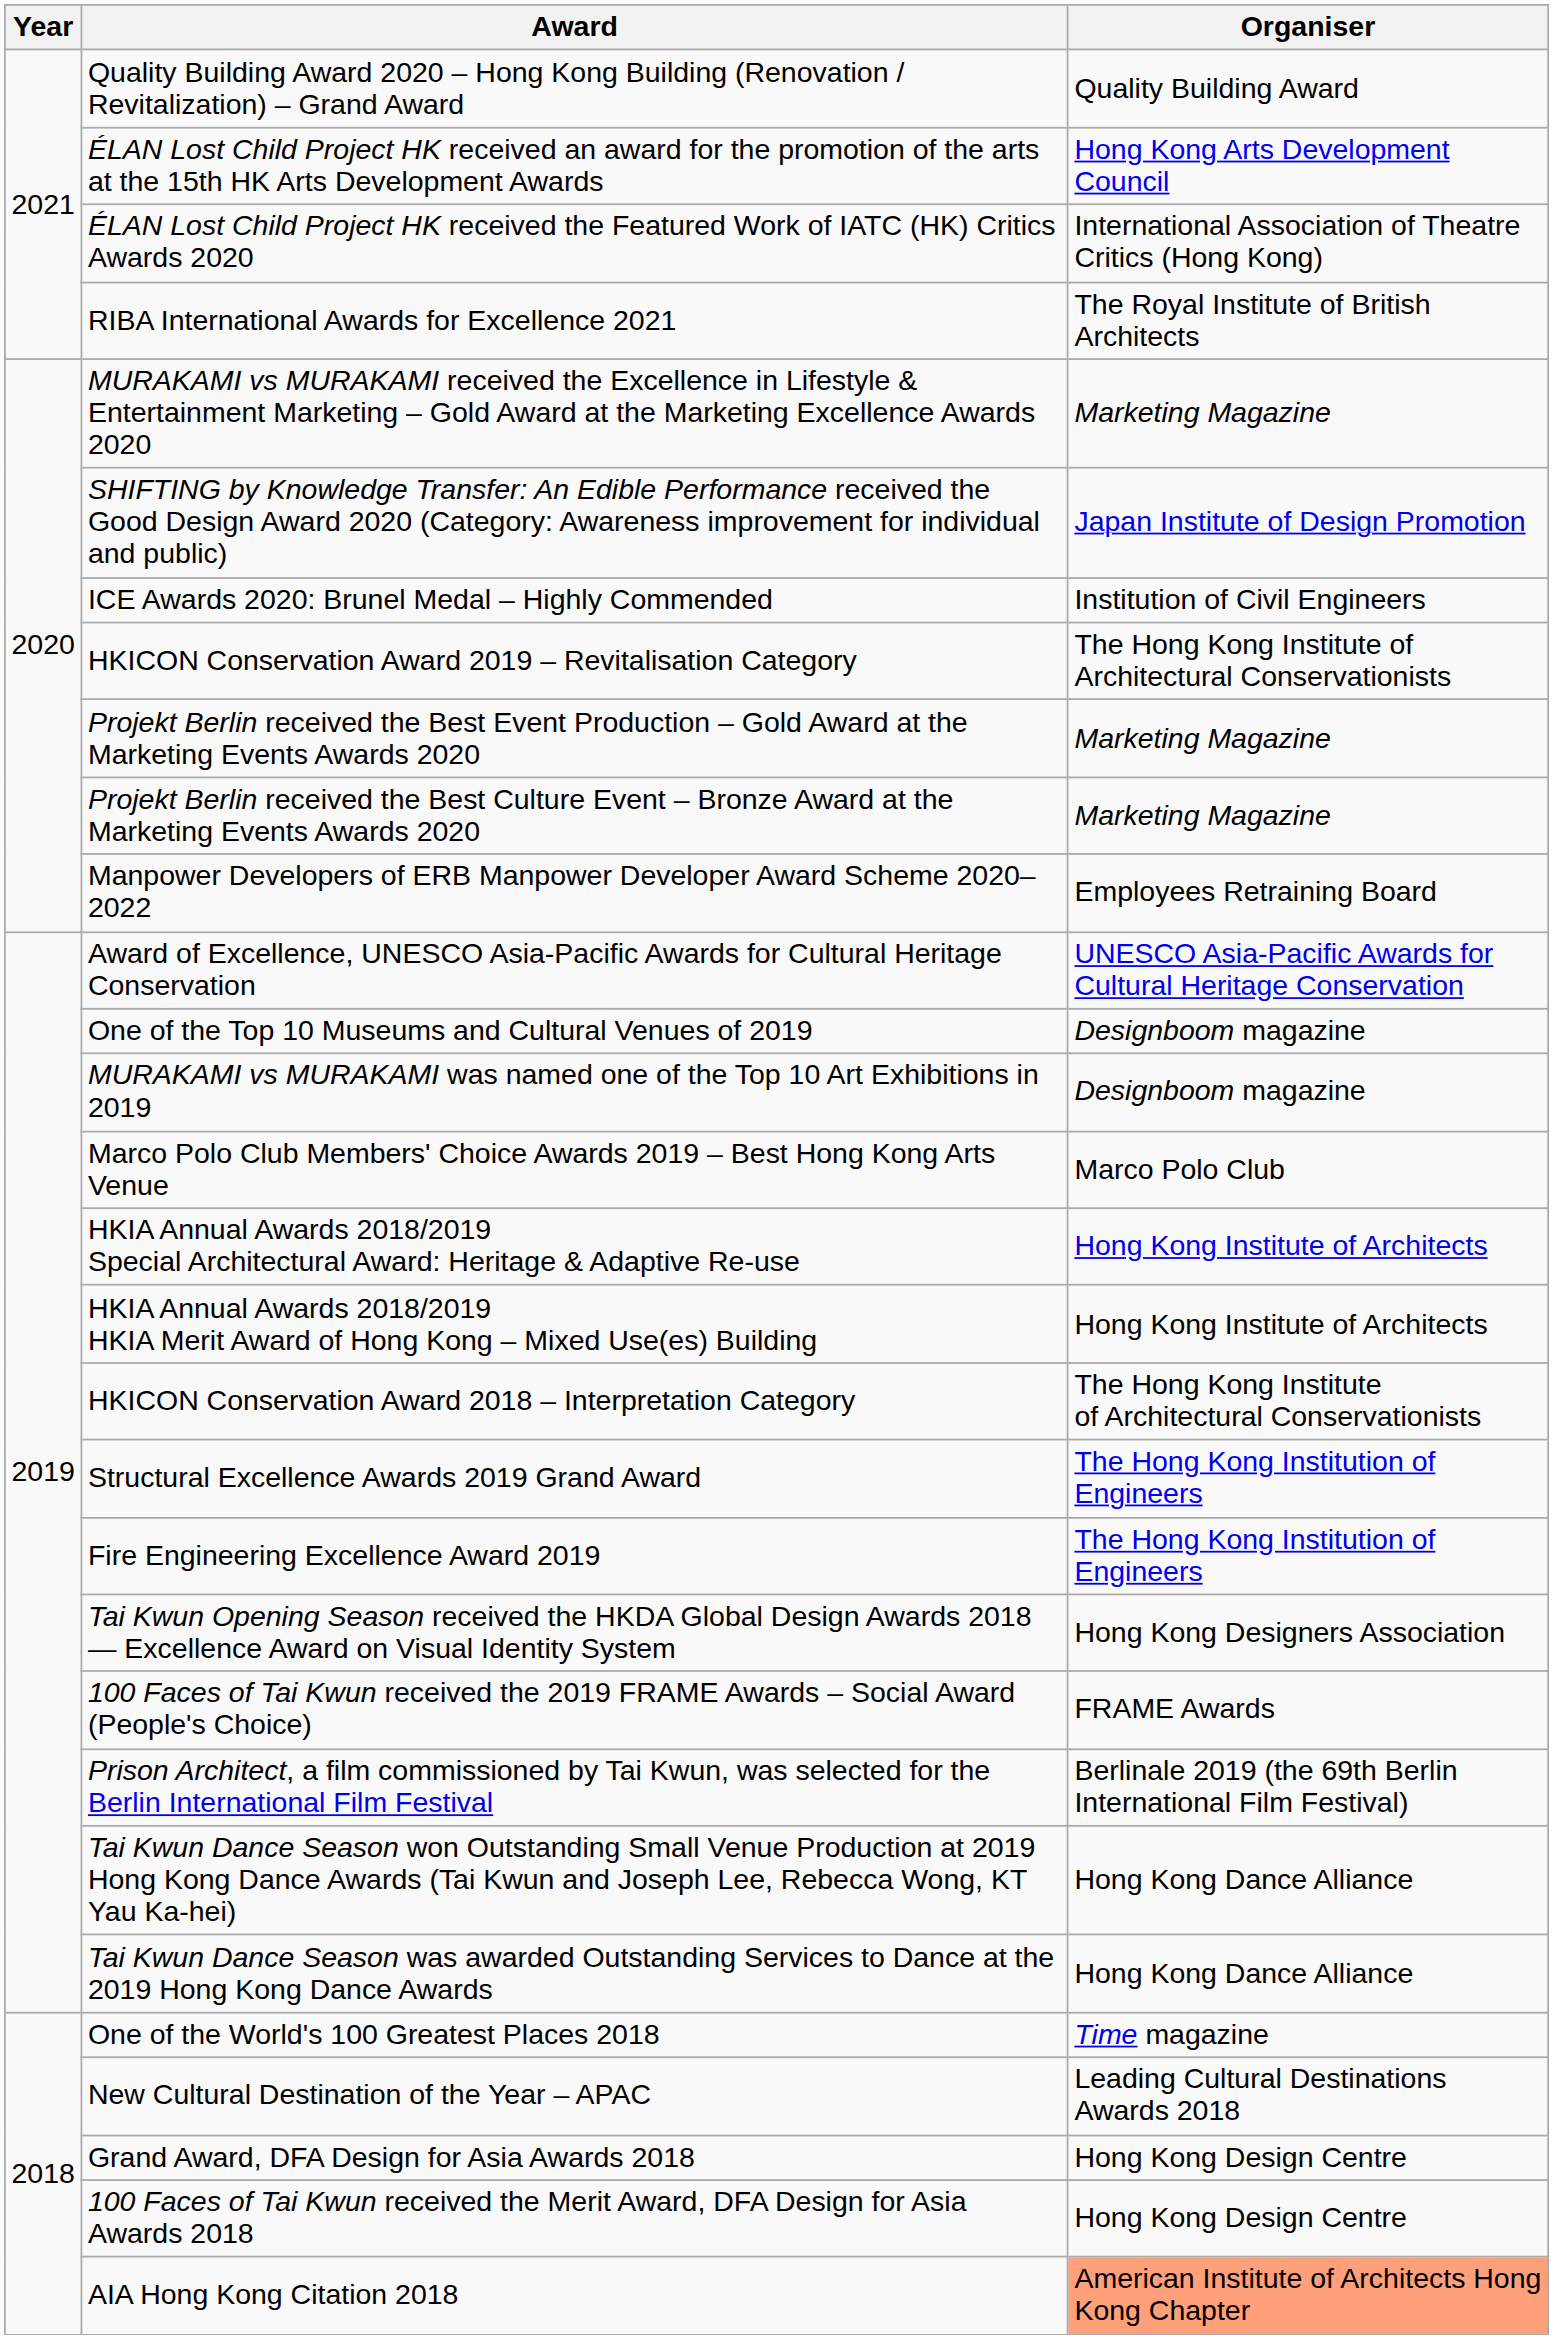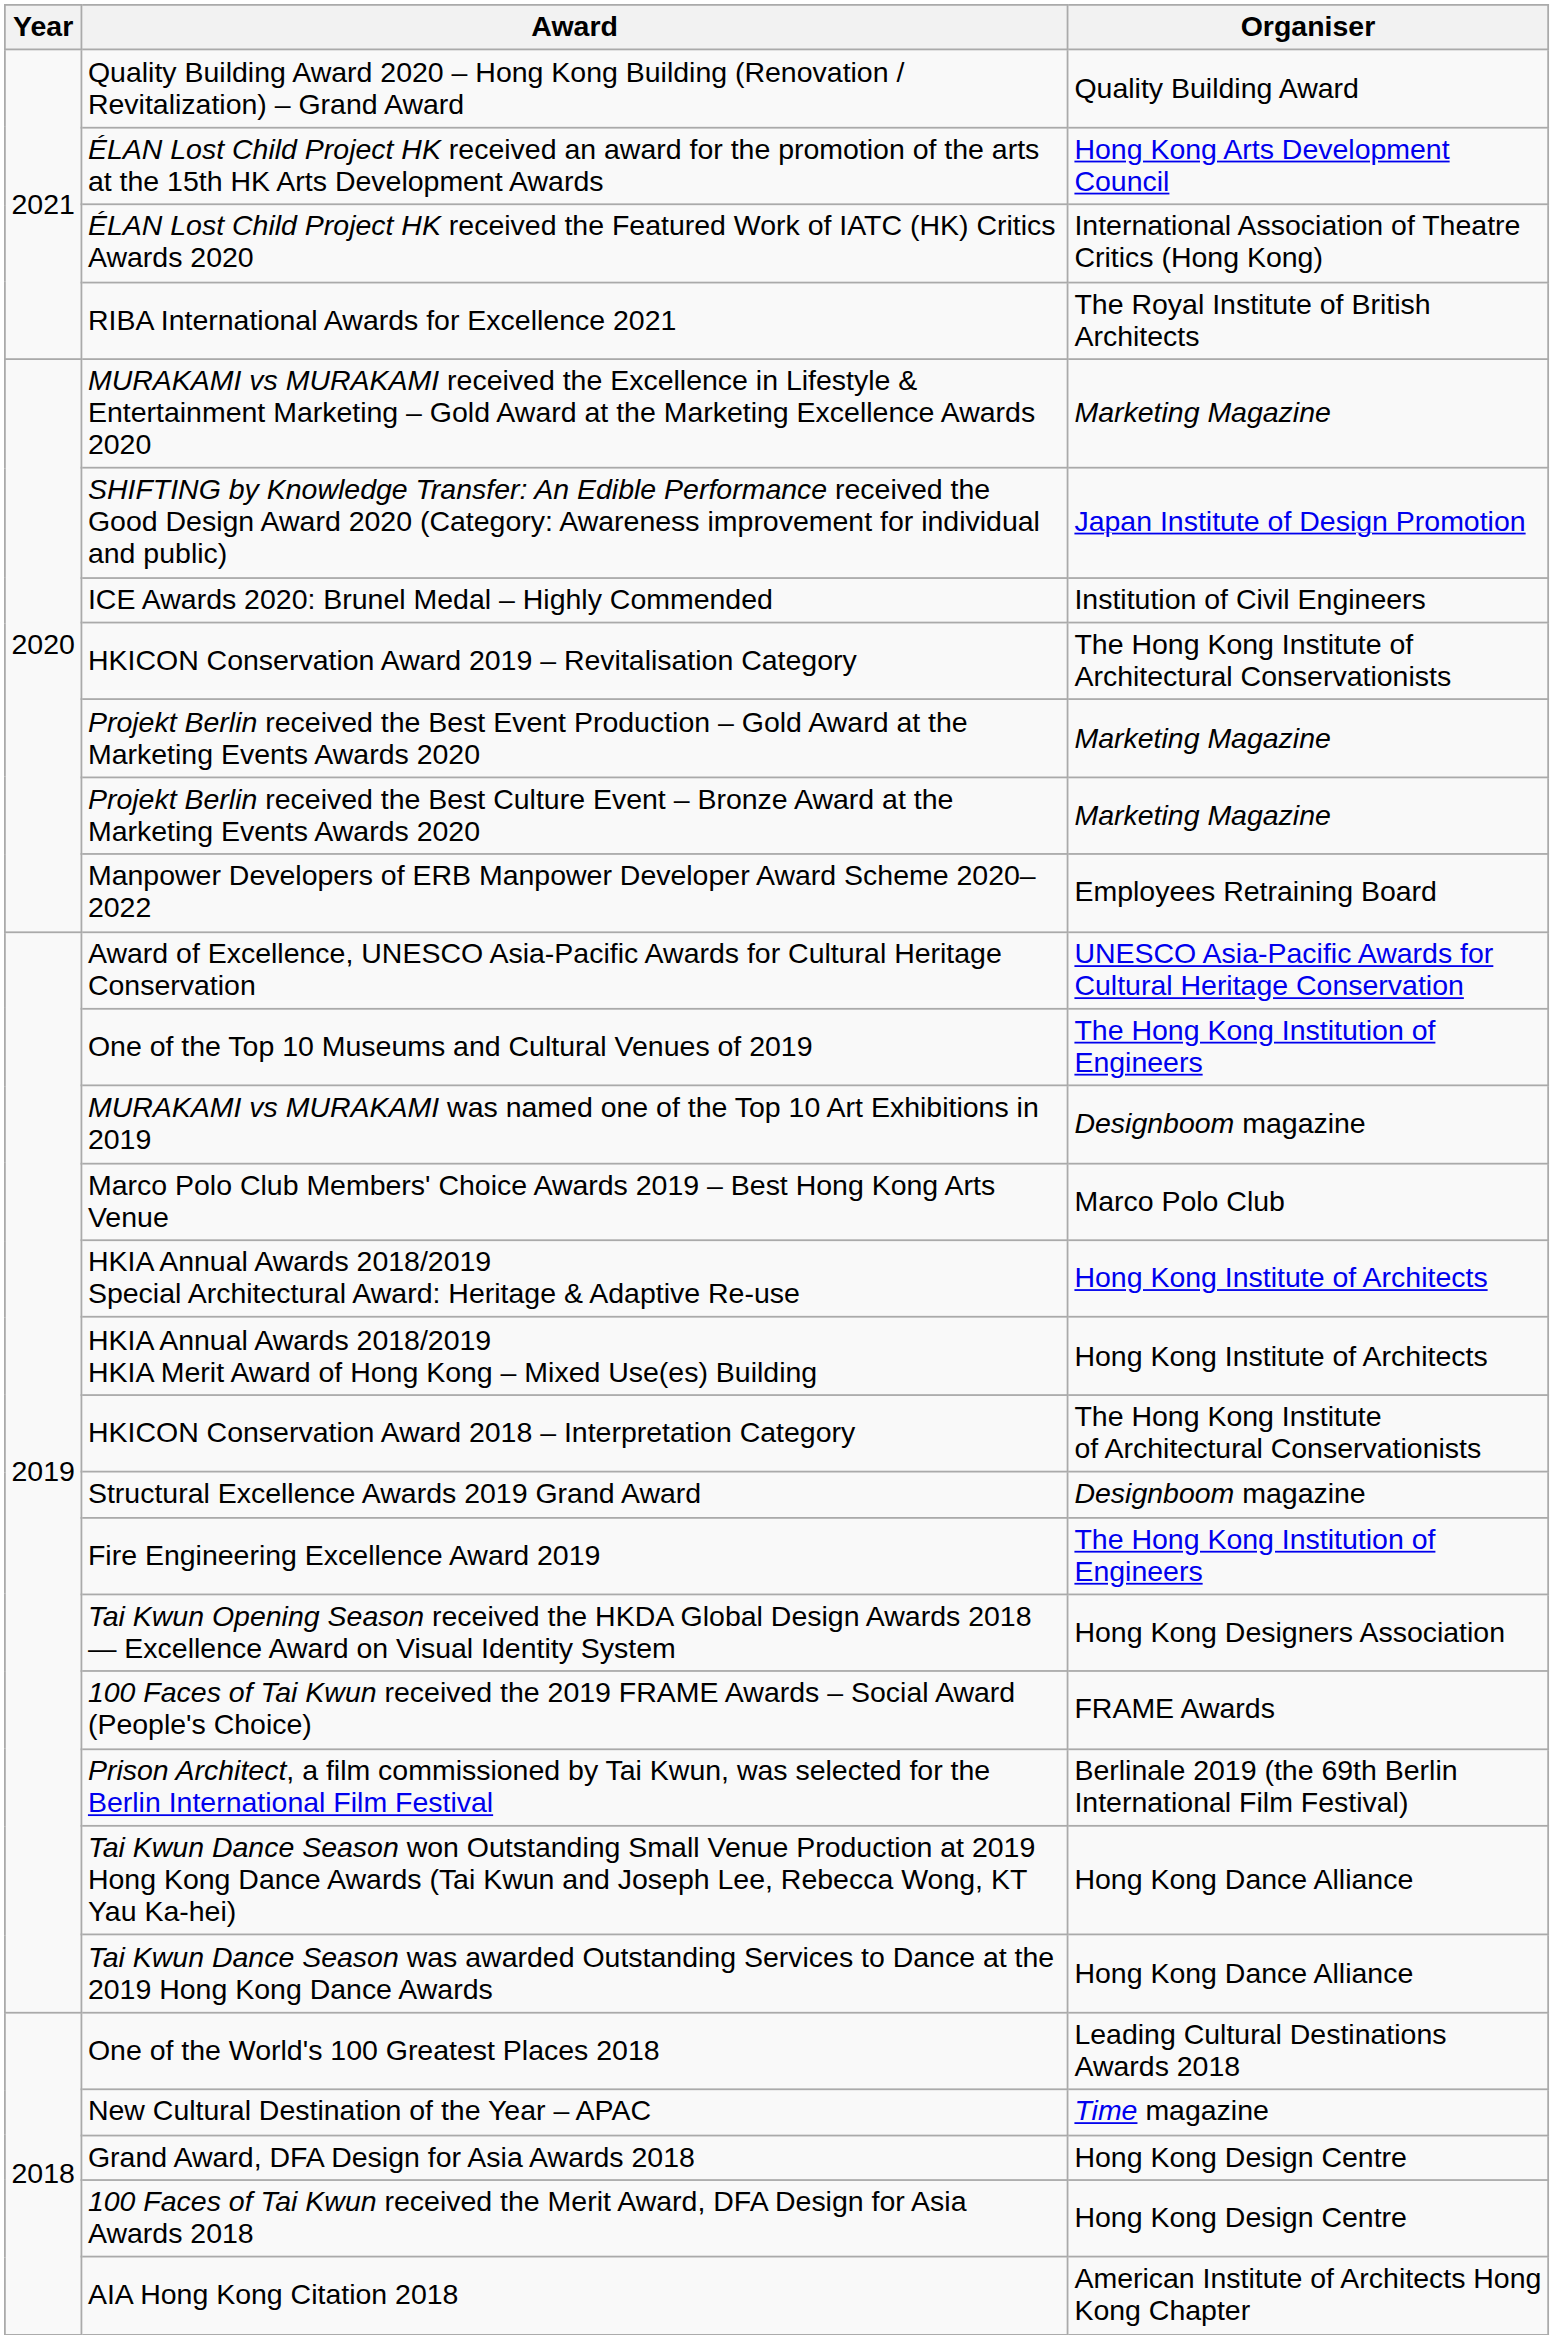(1220, 1030) Designboom magazine -> (1255, 1046) The Hong Kong Institution of Engineers
(1255, 1478) The Hong Kong Institution of Engineers -> (1220, 1494) Designboom magazine
(1172, 2034) Time magazine -> (1260, 2050) Leading Cultural Destinations Awards 2018
(1260, 2095) Leading Cultural Destinations Awards 2018 -> (1172, 2111) Time magazine
(1308, 2295) lightsalmon background -> (1308, 2295) no background
